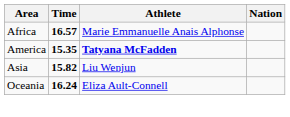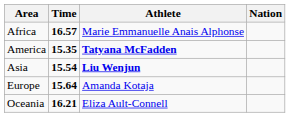(64, 67) 15.82 -> (64, 67) 15.54
(109, 67) normal -> (111, 67) bold
+ row: (23, 85)
(64, 85) 16.24 -> (64, 103) 16.21
